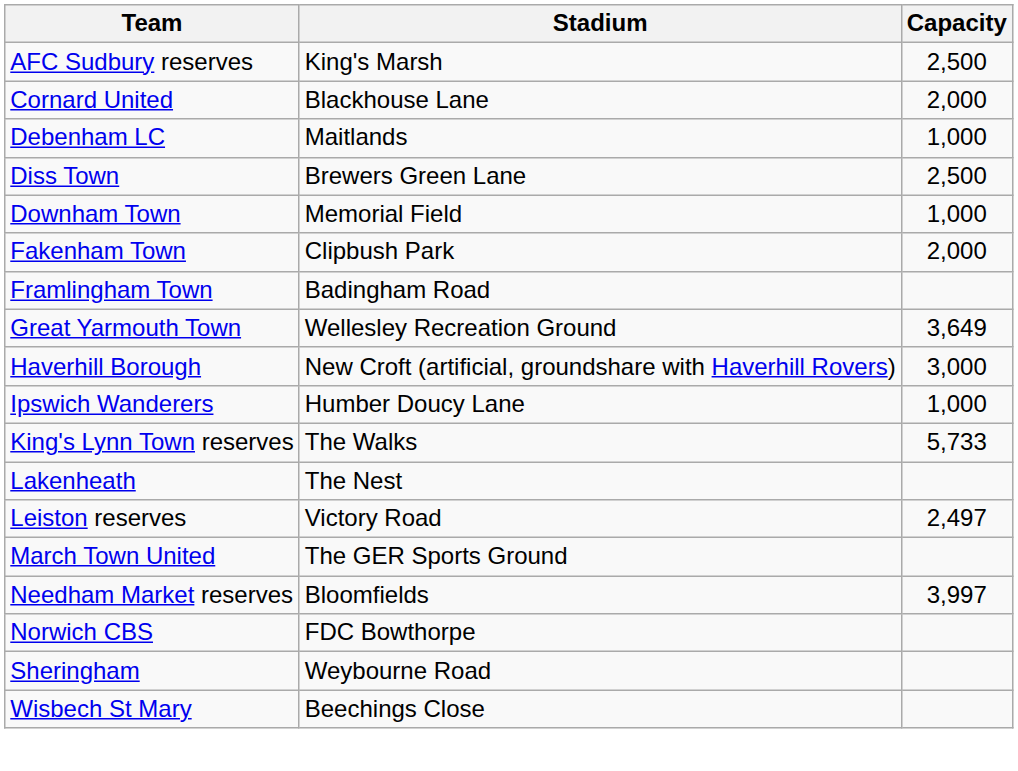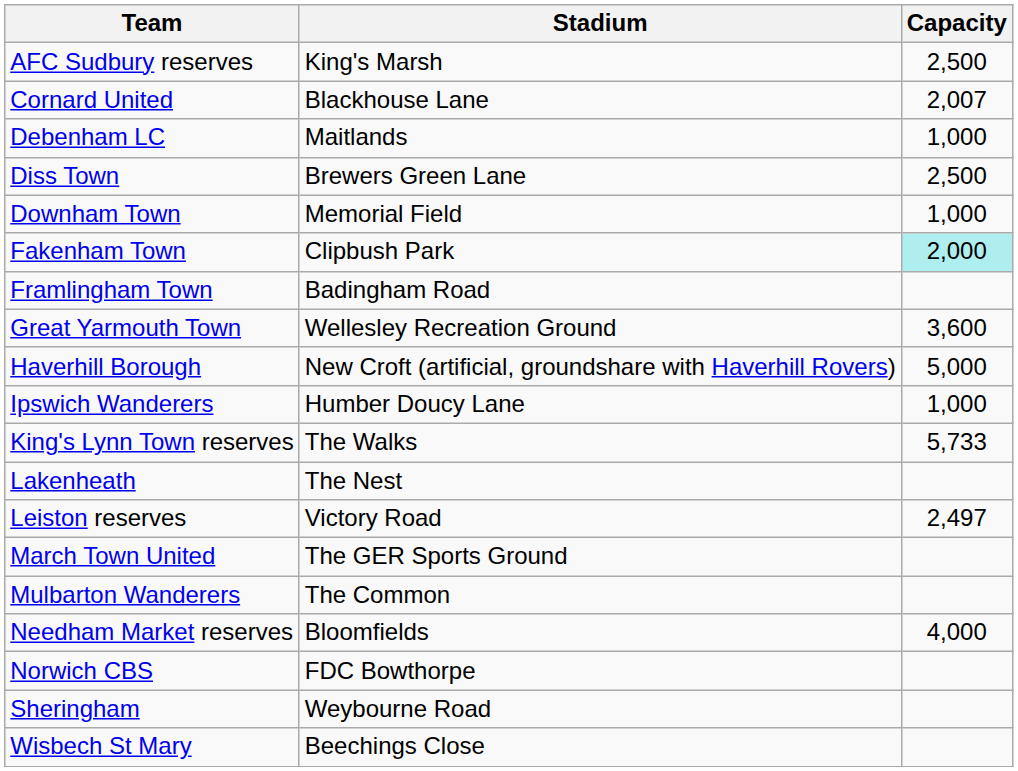(957, 99) 2,000 -> (957, 99) 2,007
(957, 251) no background -> (957, 251) paleturquoise background
(957, 328) 3,649 -> (957, 328) 3,600
(957, 366) 3,000 -> (957, 366) 5,000
+ row: (125, 594)
(957, 594) 3,997 -> (957, 632) 4,000
